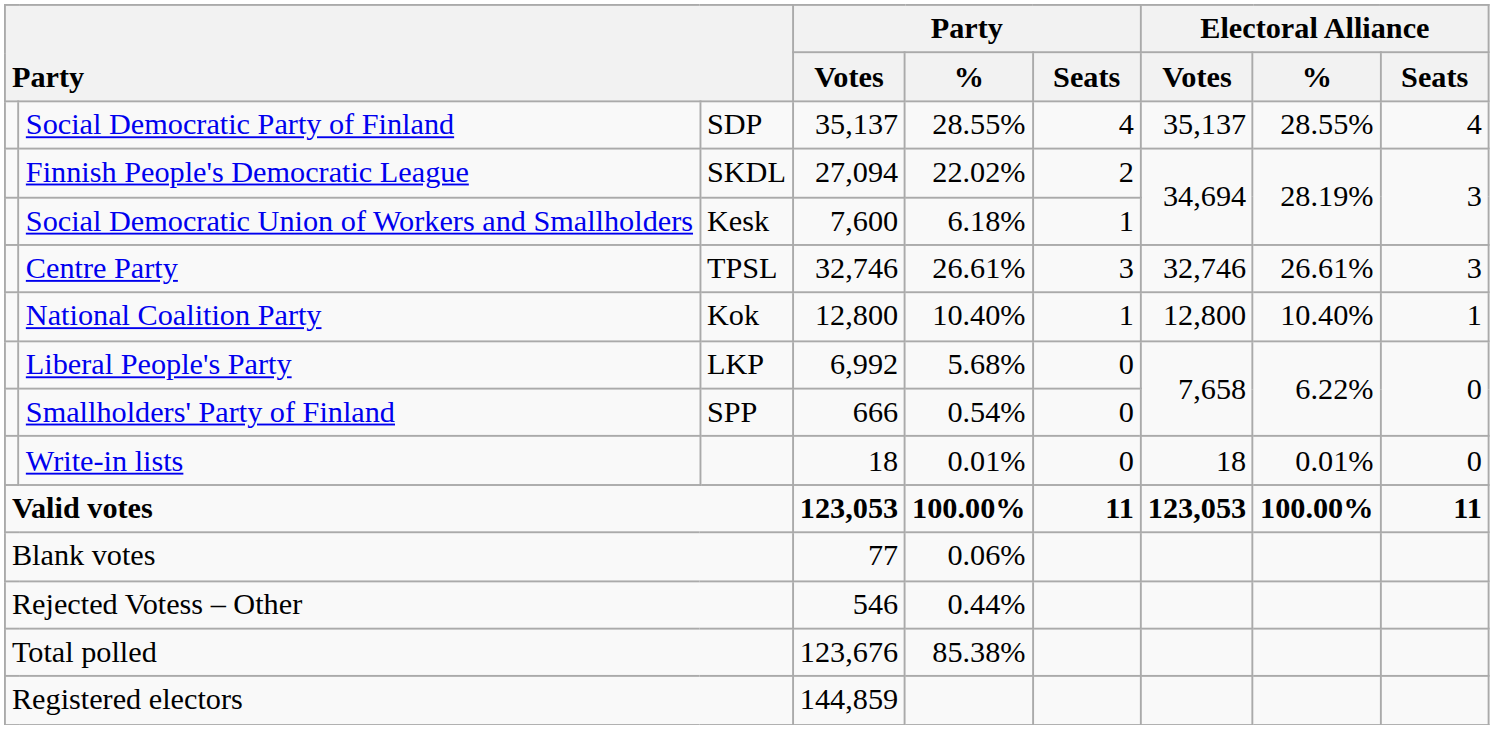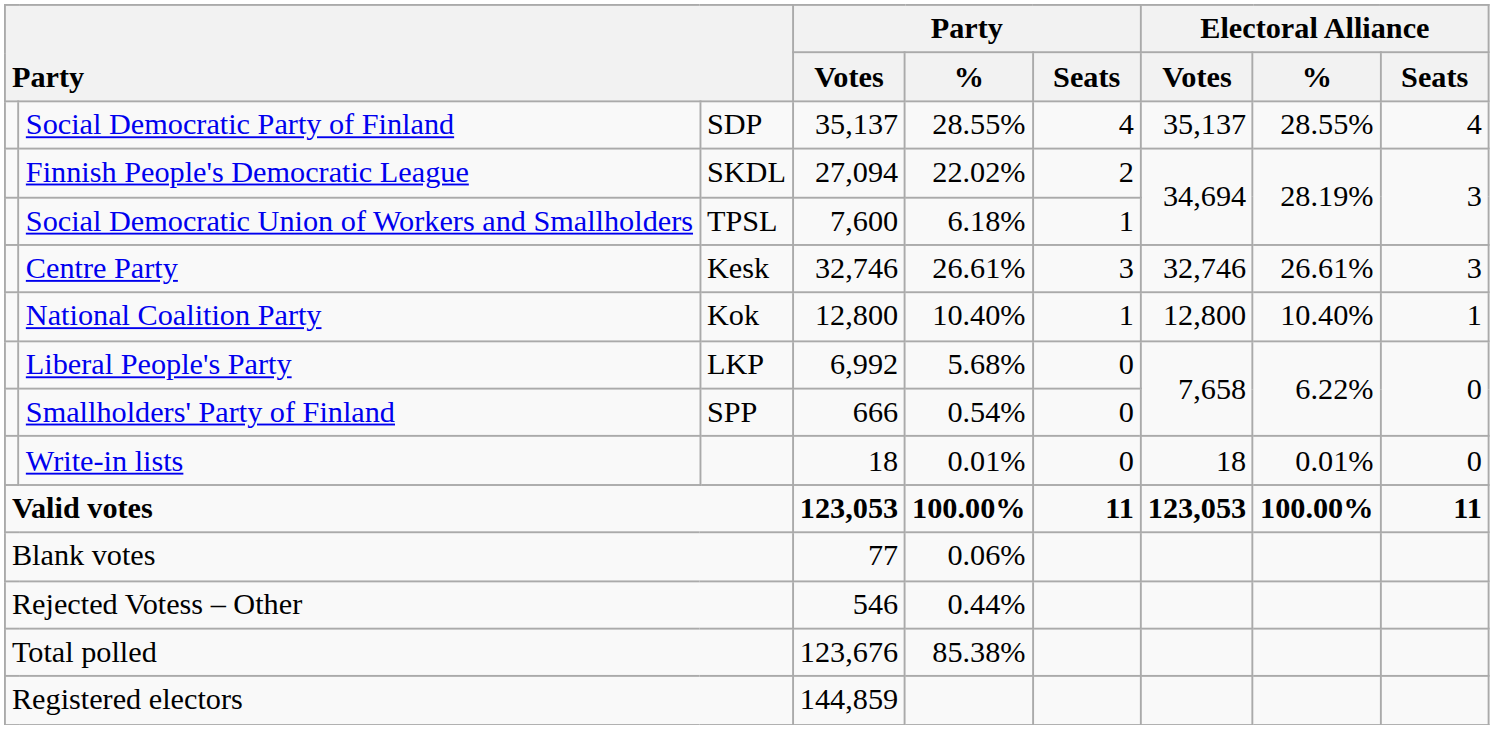(738, 220) Kesk -> (742, 220) TPSL
(742, 268) TPSL -> (738, 268) Kesk
